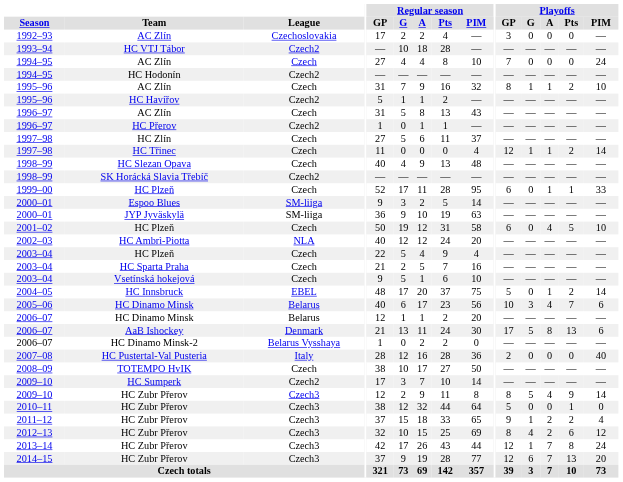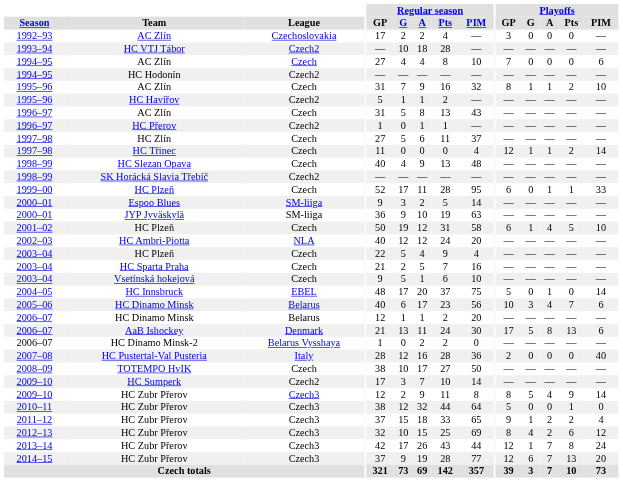(601, 61) 24 -> (601, 61) 6
(531, 228) 0 -> (531, 228) 1
(571, 292) 2 -> (571, 292) 0
